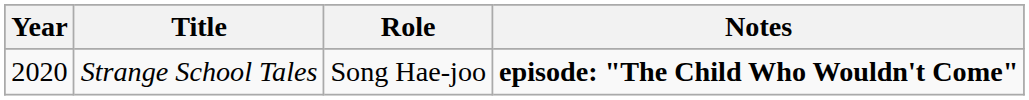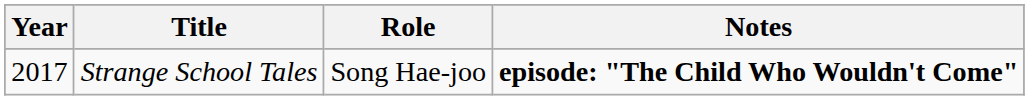(40, 71) 2020 -> (40, 71) 2017
